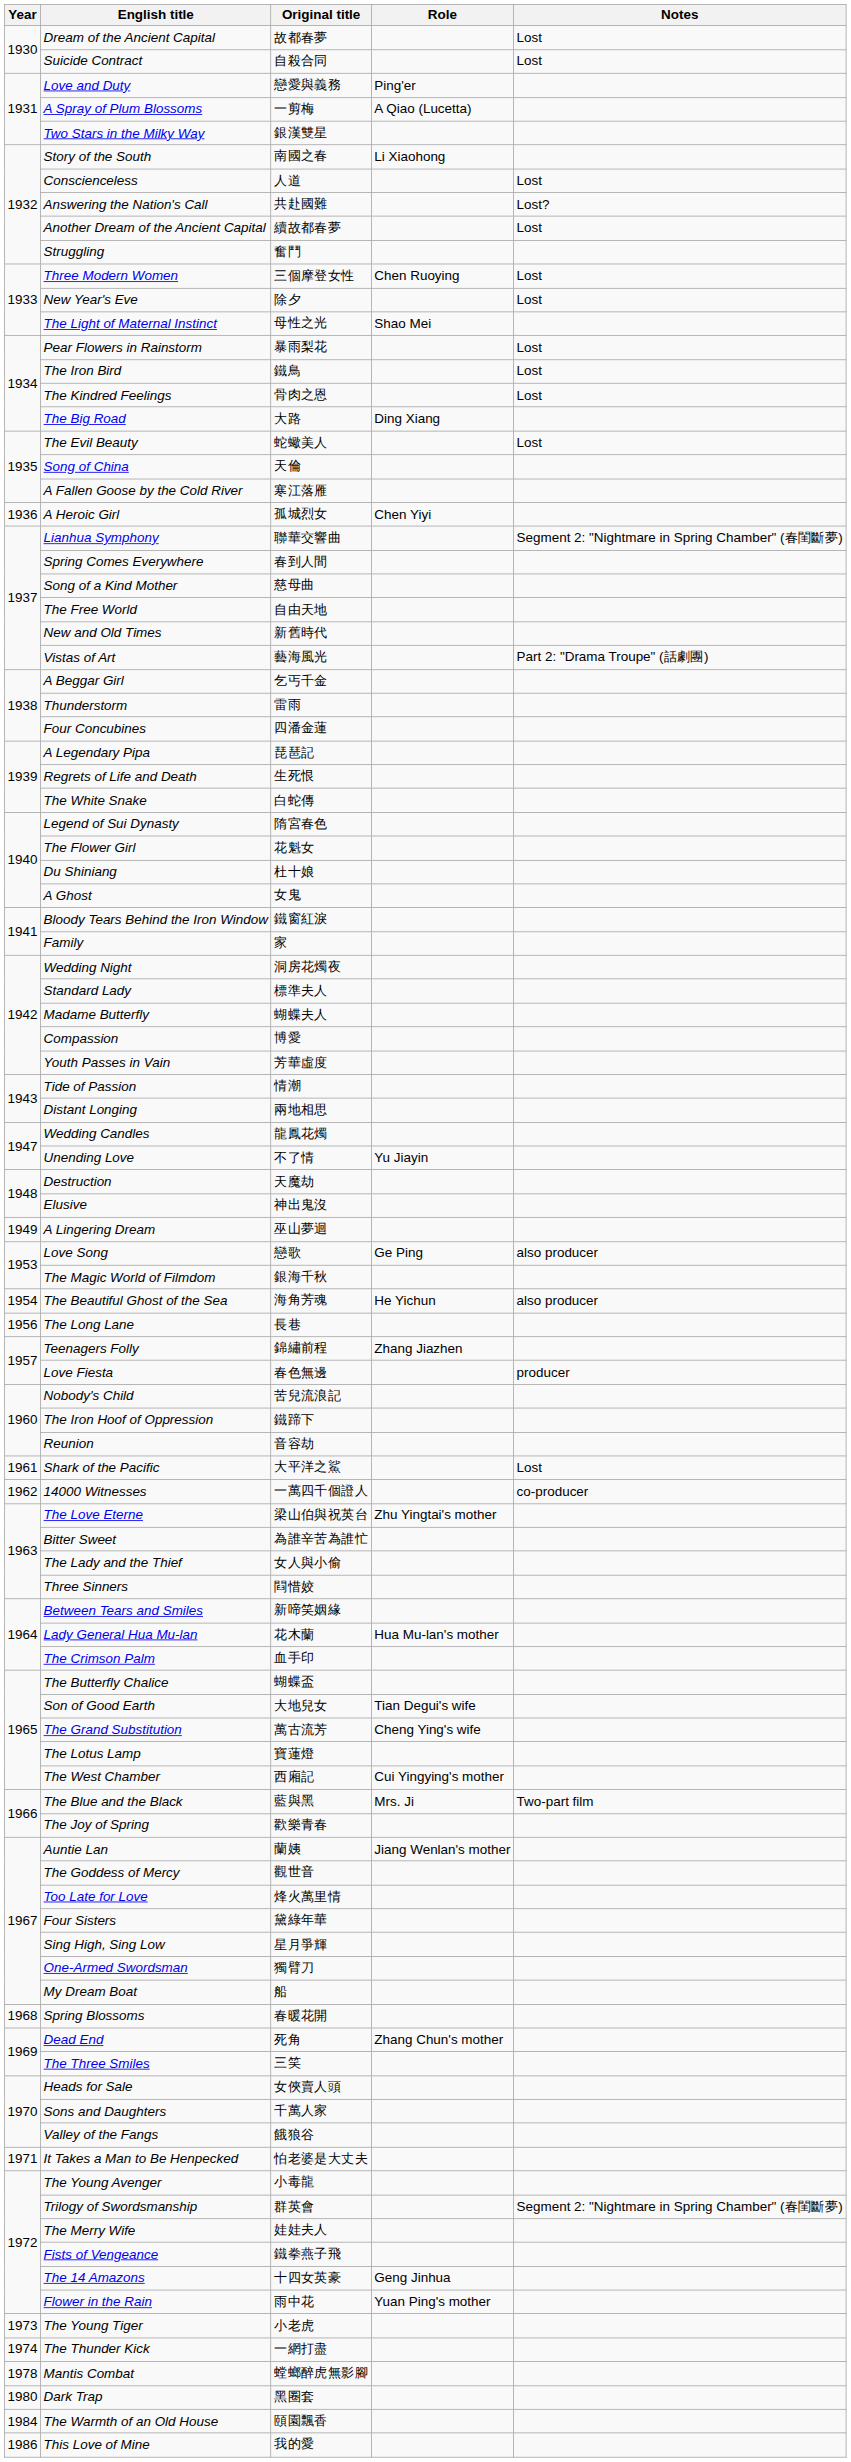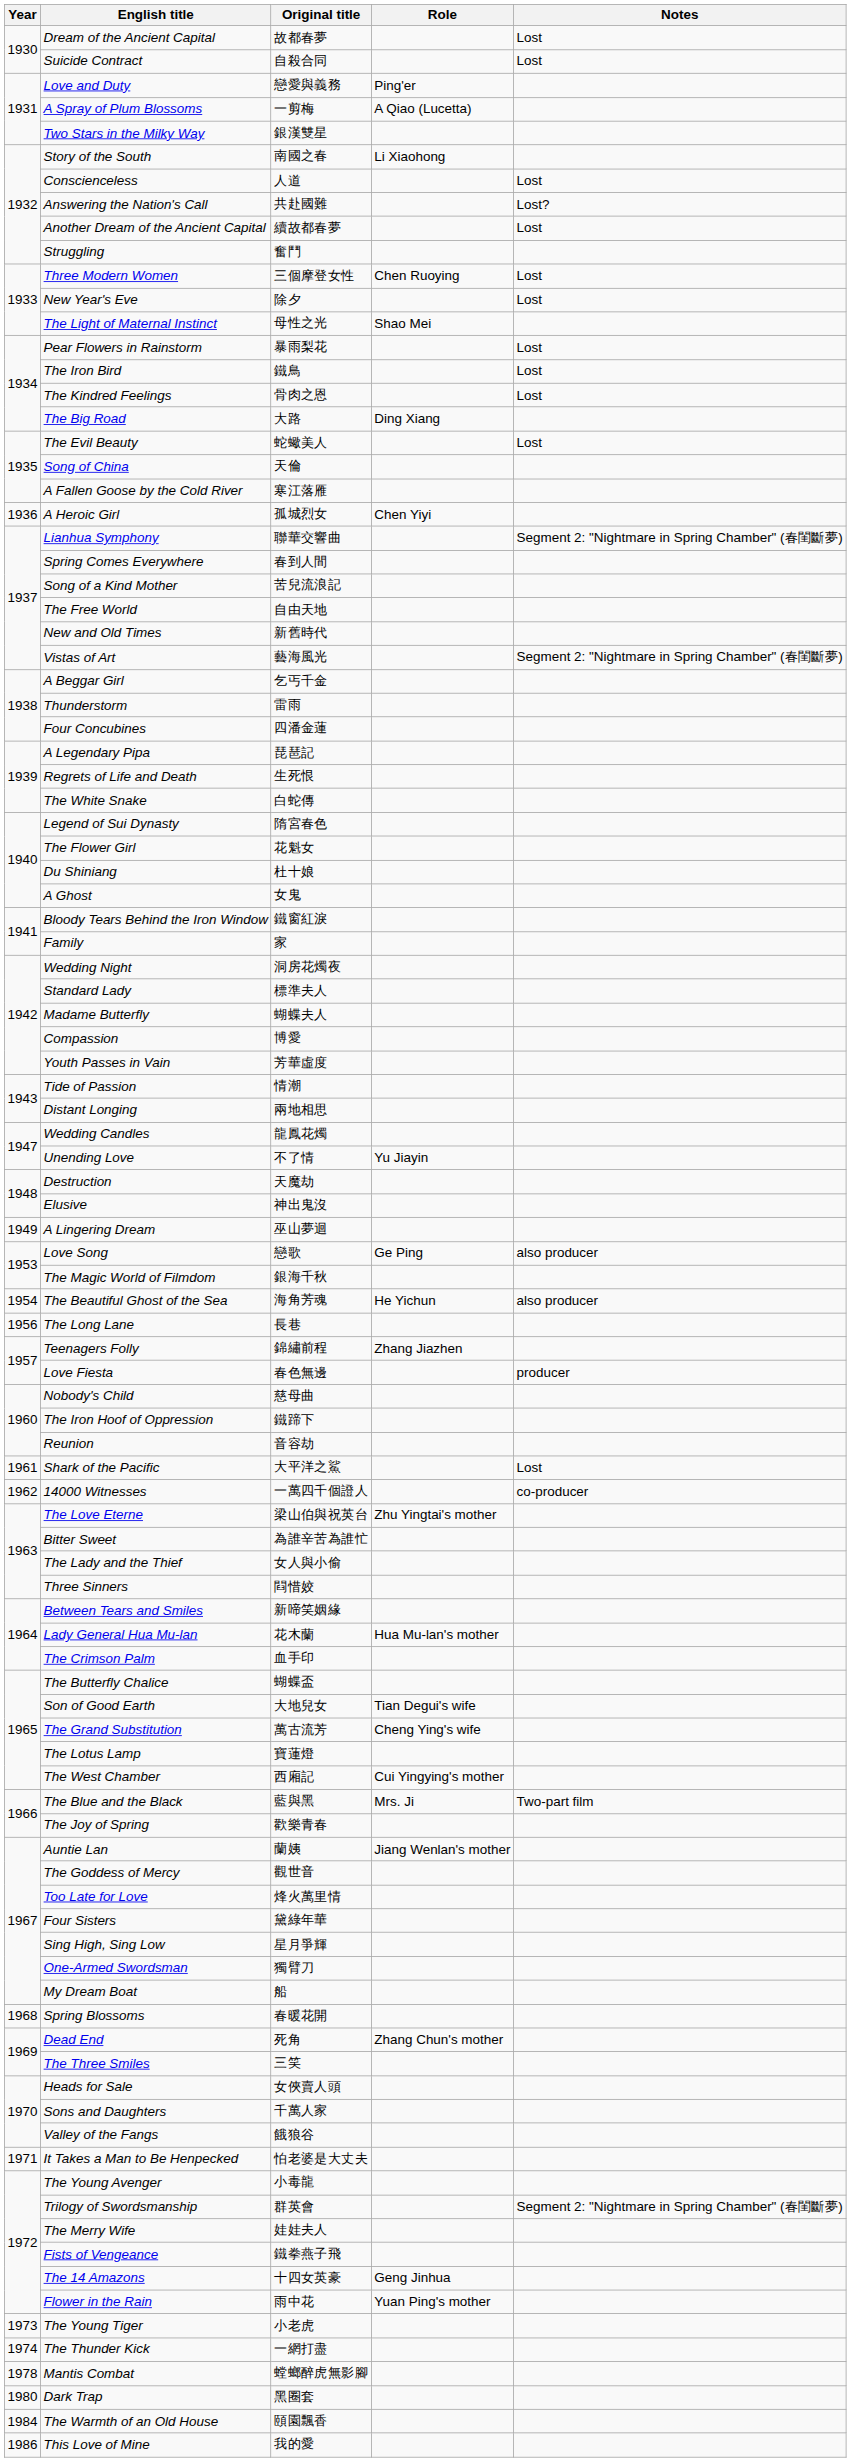(294, 585) 慈母曲 -> (308, 585) 苦兒流浪記
(612, 657) Part 2: "Drama Troupe" (話劇團) -> (680, 657) Segment 2: "Nightmare in Spring Chamber" (春閨斷夢)
(308, 1395) 苦兒流浪記 -> (294, 1395) 慈母曲
